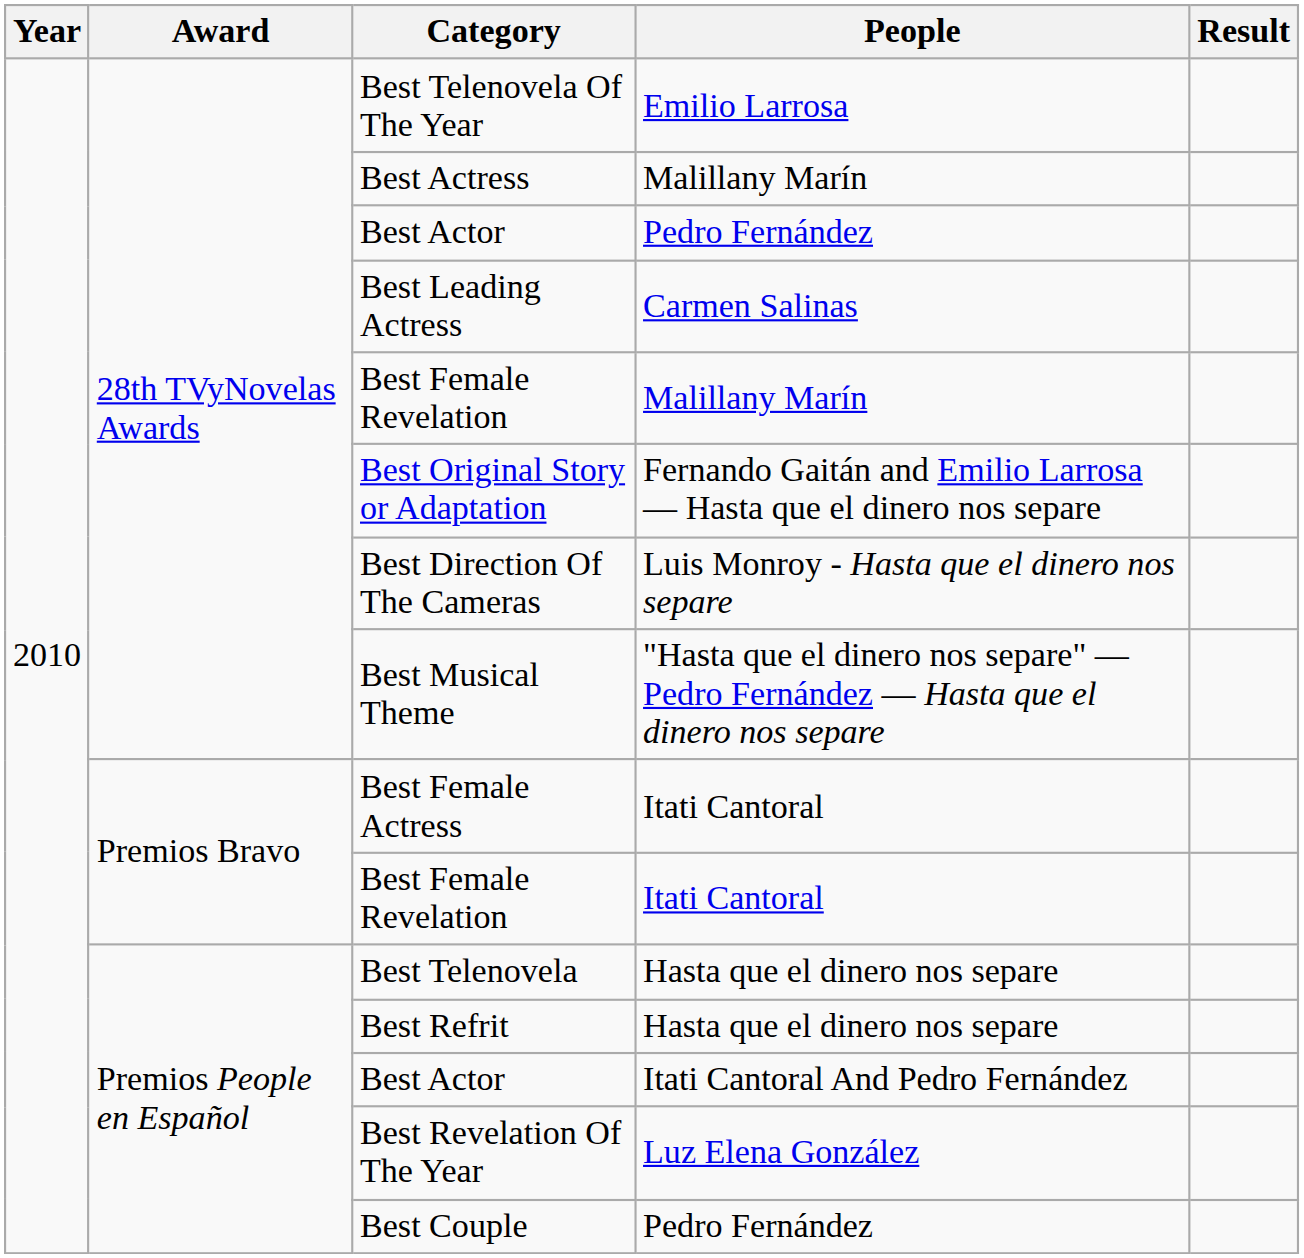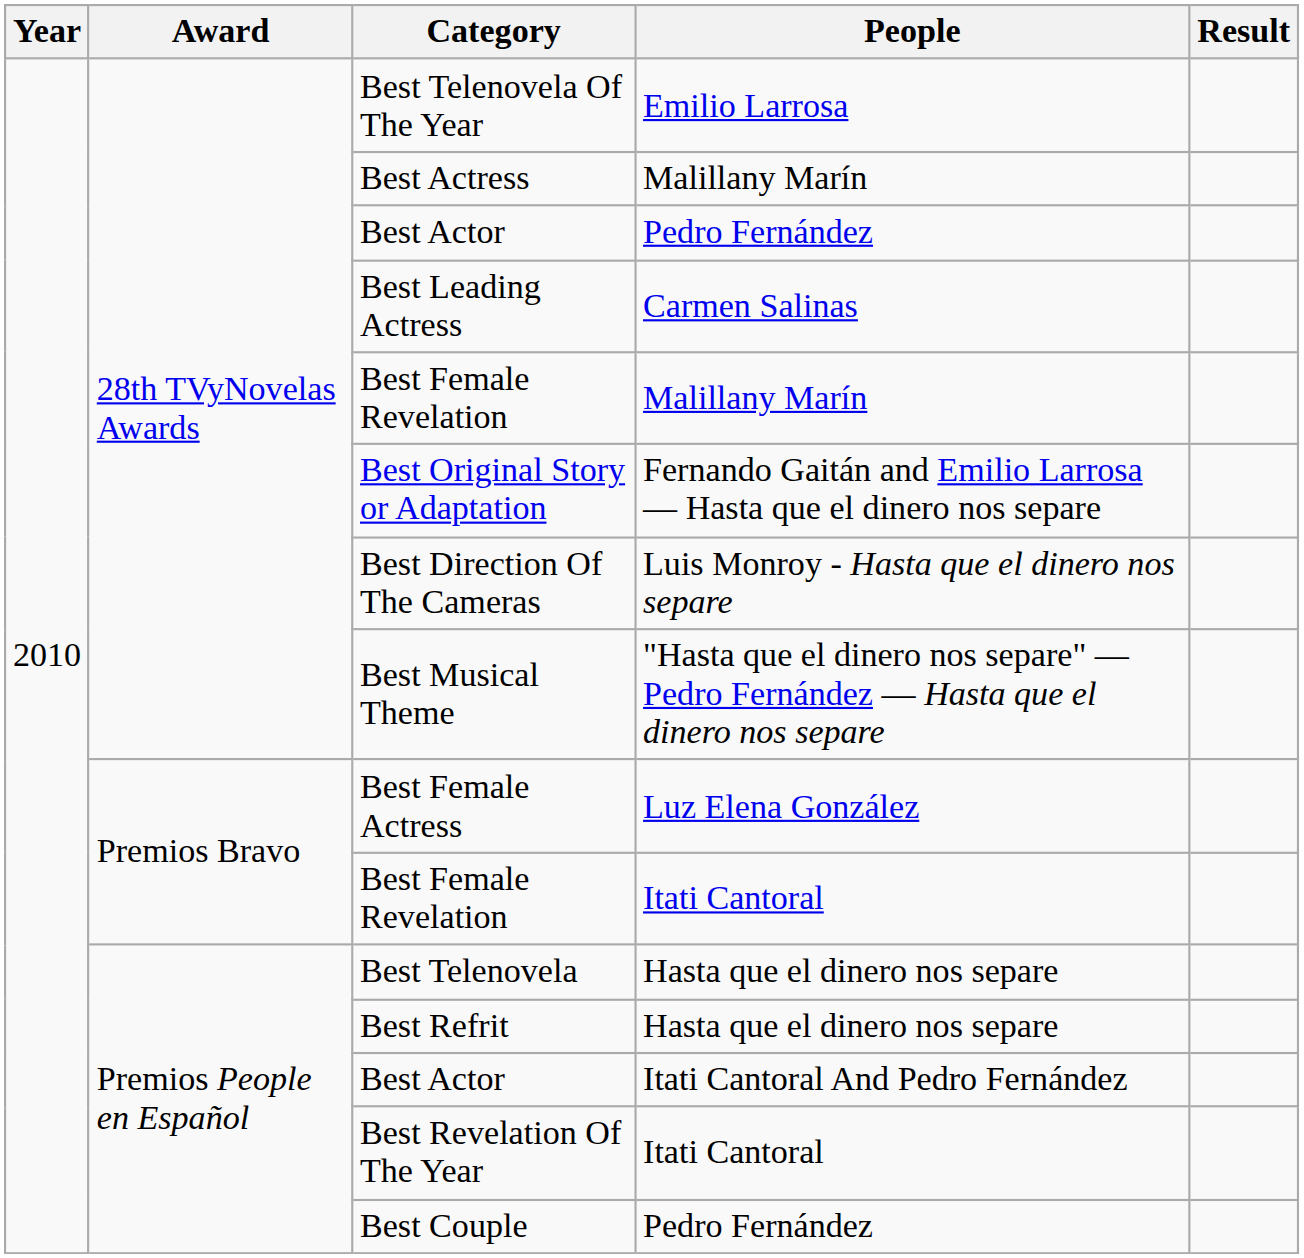(733, 805) Itati Cantoral -> (781, 805) Luz Elena González
(781, 1152) Luz Elena González -> (733, 1152) Itati Cantoral
